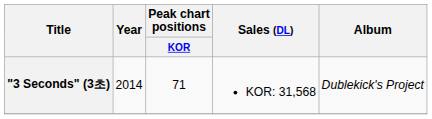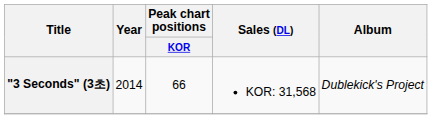(179, 85) 71 -> (179, 85) 66
